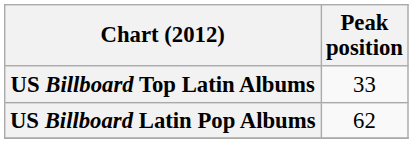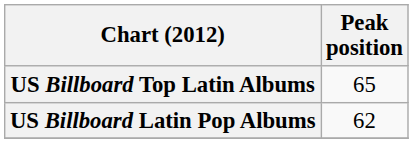(364, 84) 33 -> (364, 84) 65
